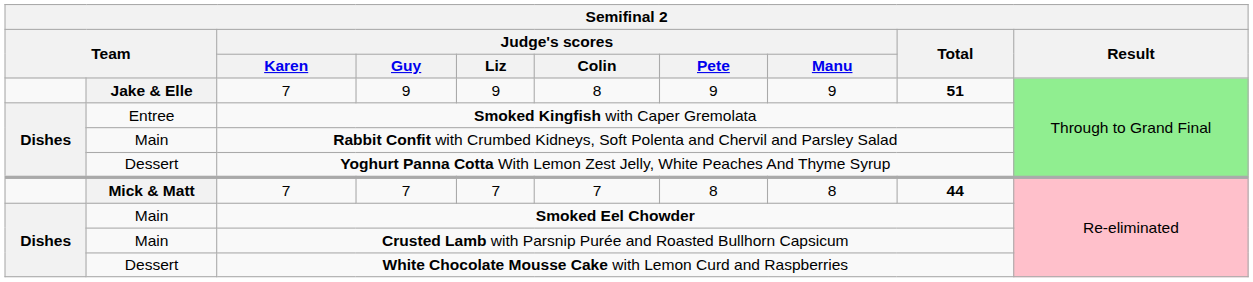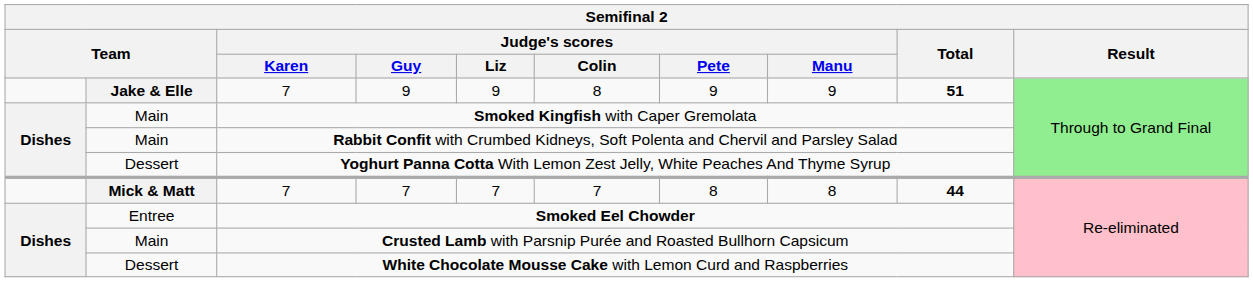(152, 115) Entree -> (152, 115) Main
(152, 216) Main -> (152, 216) Entree
